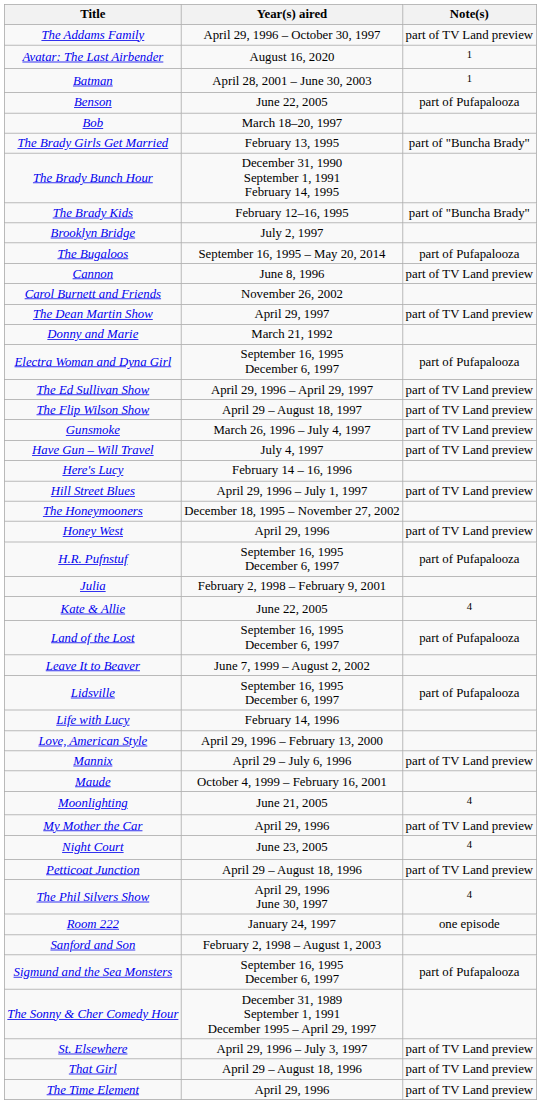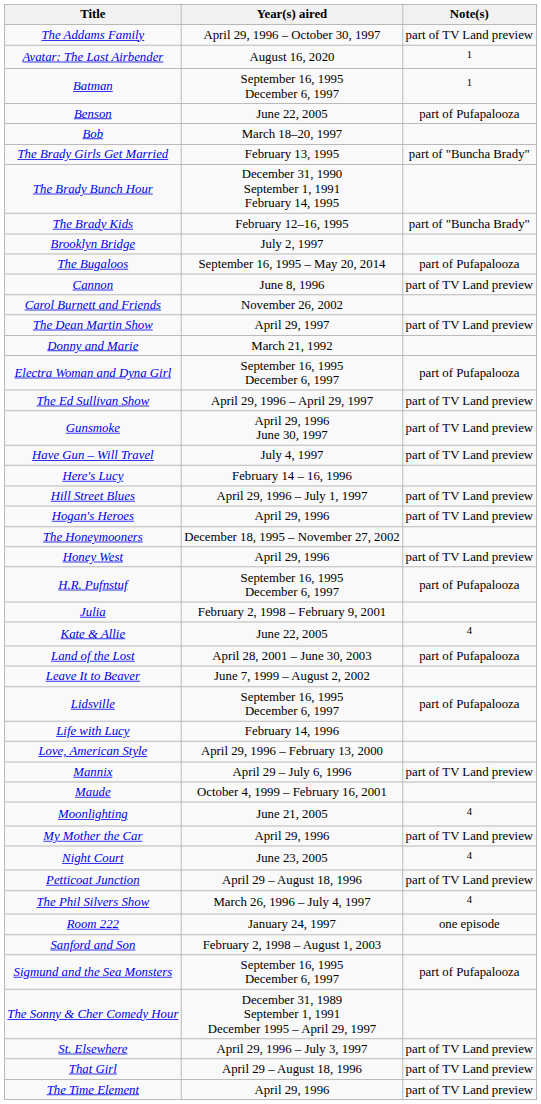(292, 80) April 28, 2001 – June 30, 2003 -> (292, 86) September 16, 1995 December 6, 1997
- row: (93, 409)
(292, 430) March 26, 1996 – July 4, 1997 -> (292, 428) April 29, 1996 June 30, 1997
+ row: (93, 516)
(292, 637) September 16, 1995 December 6, 1997 -> (292, 656) April 28, 2001 – June 30, 2003
(292, 896) April 29, 1996 June 30, 1997 -> (292, 902) March 26, 1996 – July 4, 1997
